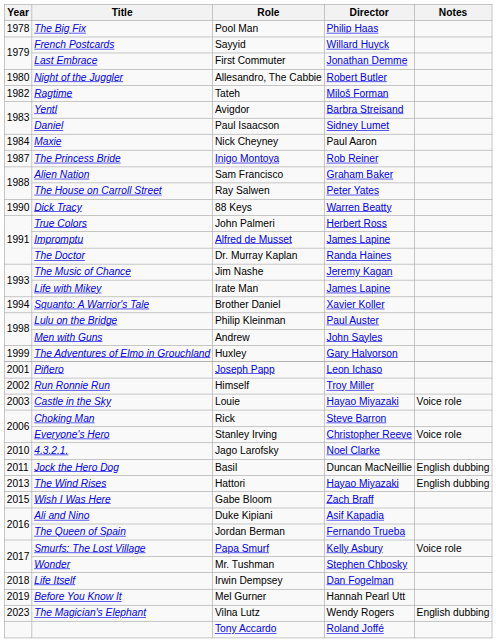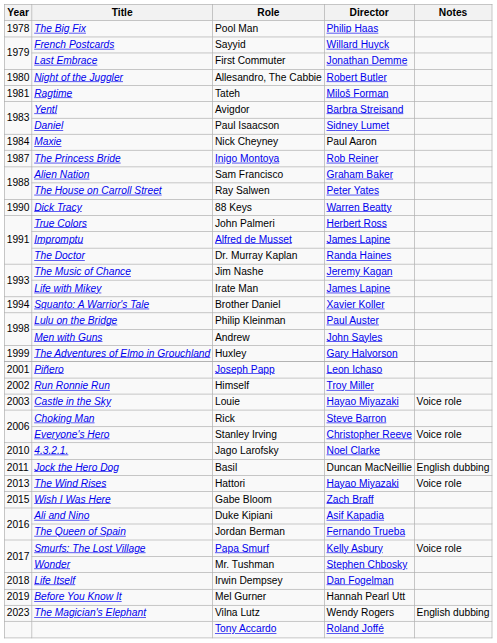(18, 93) 1982 -> (18, 93) 1981
(453, 483) English dubbing -> (439, 483) Voice role
